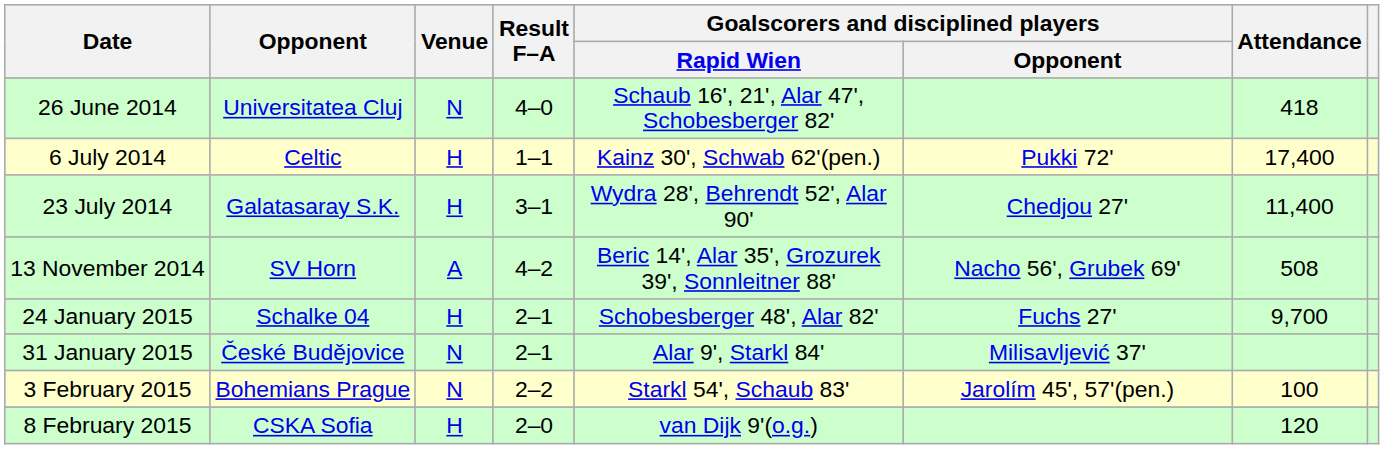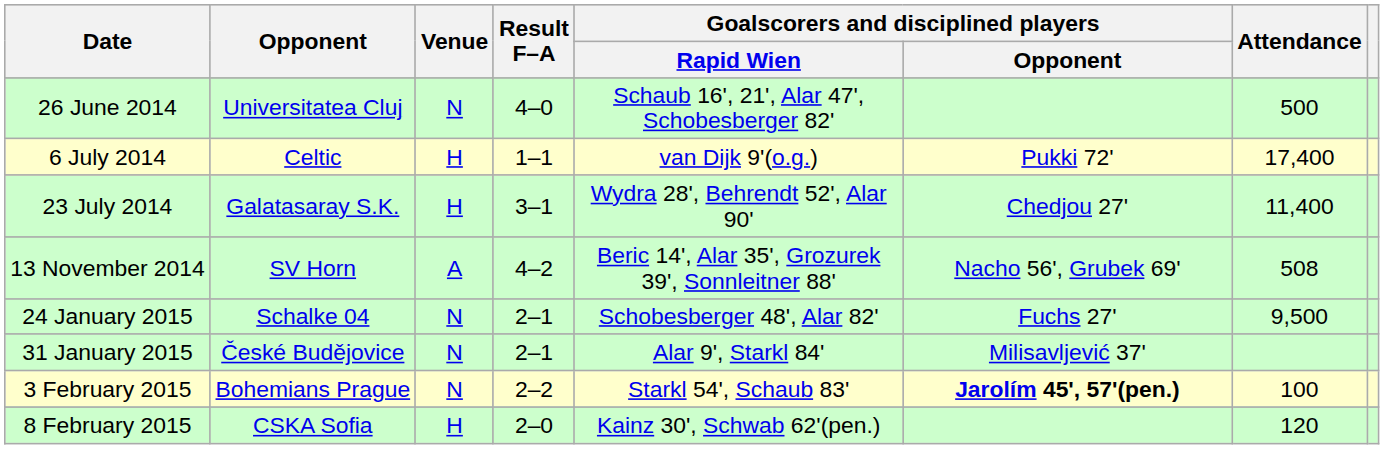(1299, 108) 418 -> (1299, 108) 500
(739, 157) Kainz 30', Schwab 62'(pen.) -> (739, 157) van Dijk 9'(o.g.)
(455, 317) H -> (455, 317) N
(1299, 317) 9,700 -> (1299, 317) 9,500
(1067, 389) normal -> (1067, 389) bold
(739, 425) van Dijk 9'(o.g.) -> (739, 425) Kainz 30', Schwab 62'(pen.)
